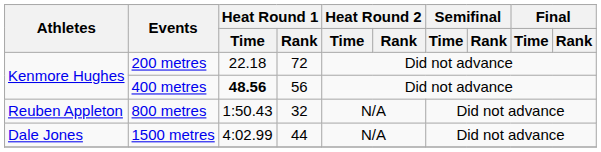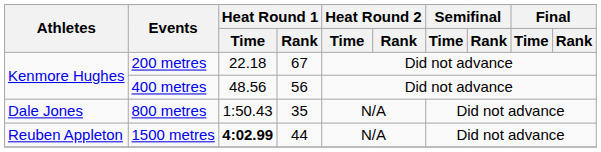(299, 64) 72 -> (299, 64) 67
(248, 88) bold -> (248, 88) normal
(65, 111) Reuben Appleton -> (45, 111) Dale Jones
(299, 111) 32 -> (299, 111) 35
(45, 135) Dale Jones -> (65, 135) Reuben Appleton
(248, 135) normal -> (248, 135) bold
